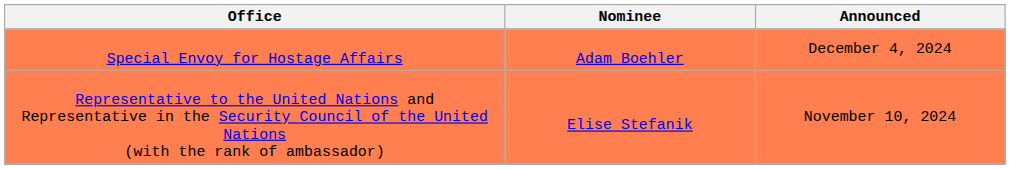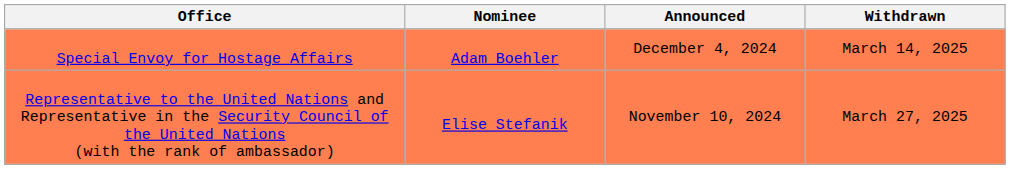+ column: (905, 17)
